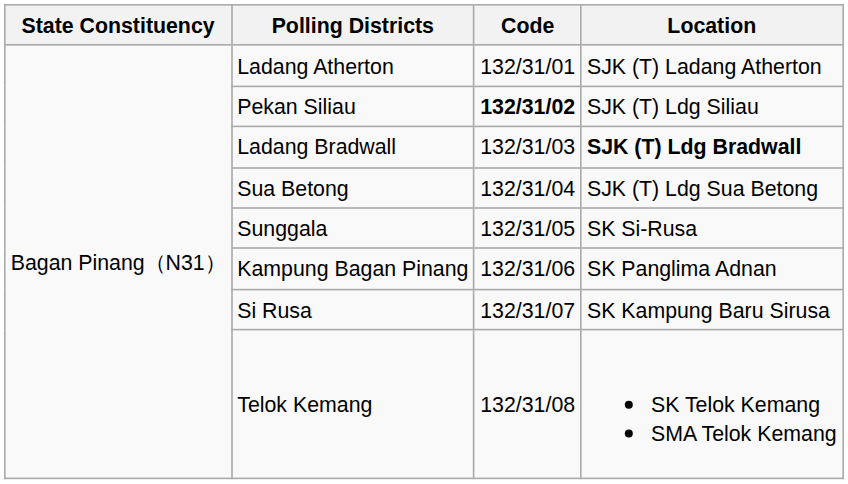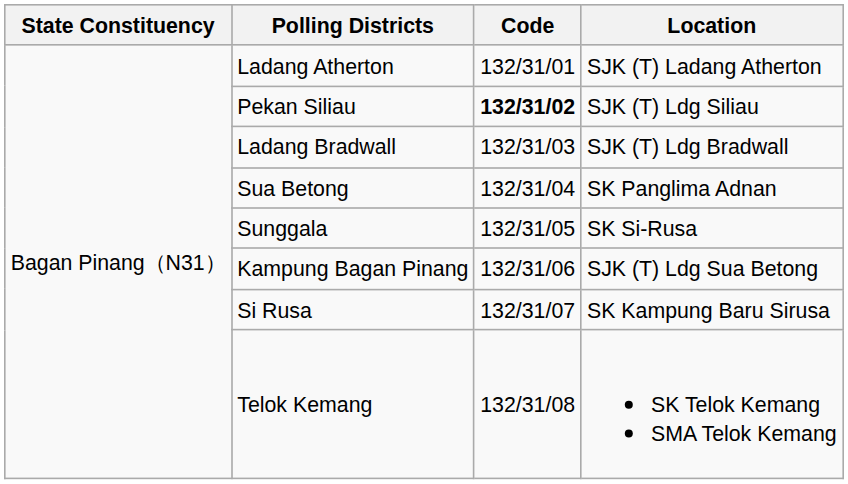(694, 146) bold -> (688, 148) normal
(702, 188) SJK (T) Ldg Sua Betong -> (682, 188) SK Panglima Adnan
(682, 270) SK Panglima Adnan -> (702, 270) SJK (T) Ldg Sua Betong
